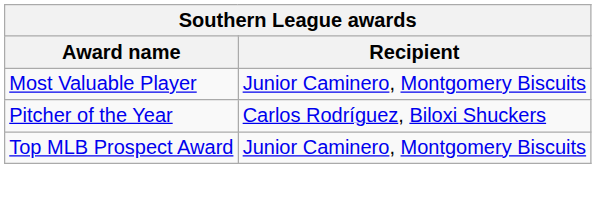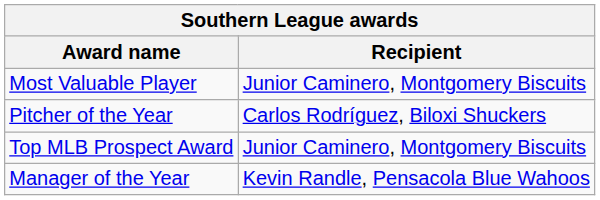+ row: (99, 178)
